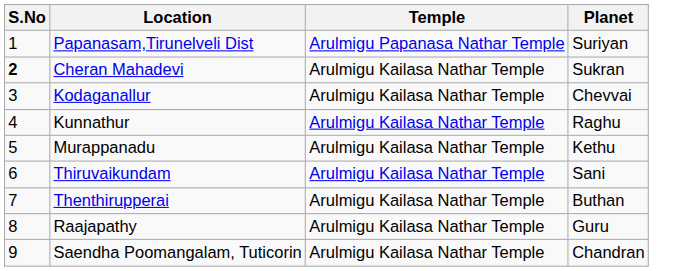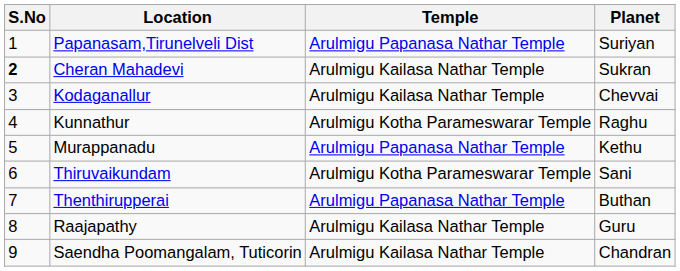(427, 122) Arulmigu Kailasa Nathar Temple -> (450, 122) Arulmigu Kotha Parameswarar Temple
(427, 148) Arulmigu Kailasa Nathar Temple -> (437, 148) Arulmigu Papanasa Nathar Temple
(427, 174) Arulmigu Kailasa Nathar Temple -> (450, 174) Arulmigu Kotha Parameswarar Temple
(427, 200) Arulmigu Kailasa Nathar Temple -> (437, 200) Arulmigu Papanasa Nathar Temple
